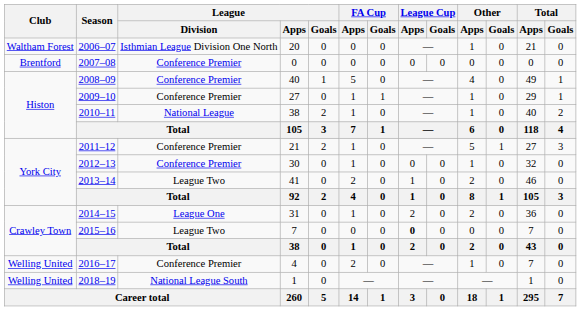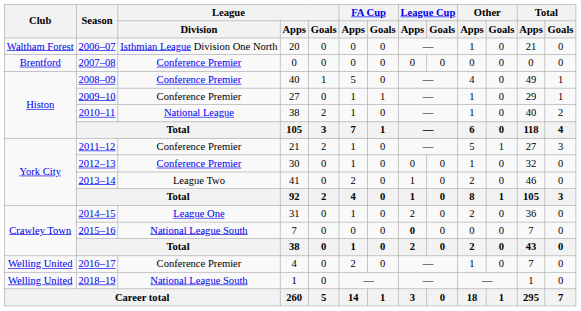(199, 230) League Two -> (199, 230) National League South
